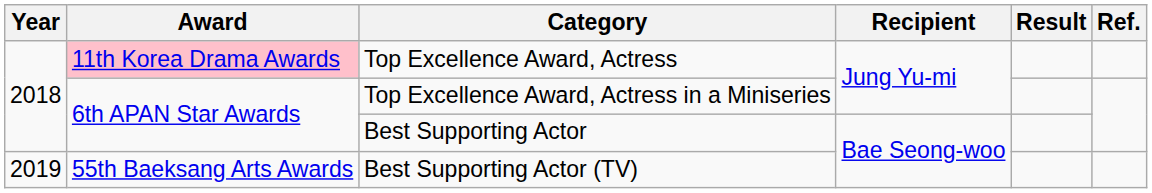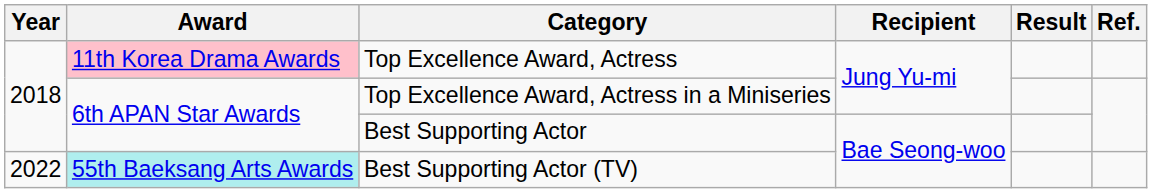(36, 168) 2019 -> (36, 168) 2022
(213, 168) no background -> (213, 168) paleturquoise background
